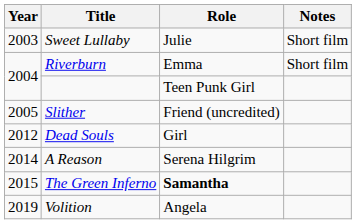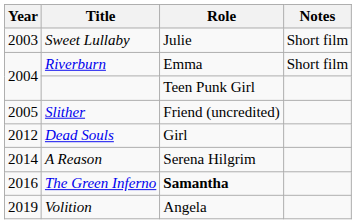(23, 183) 2015 -> (23, 183) 2016
